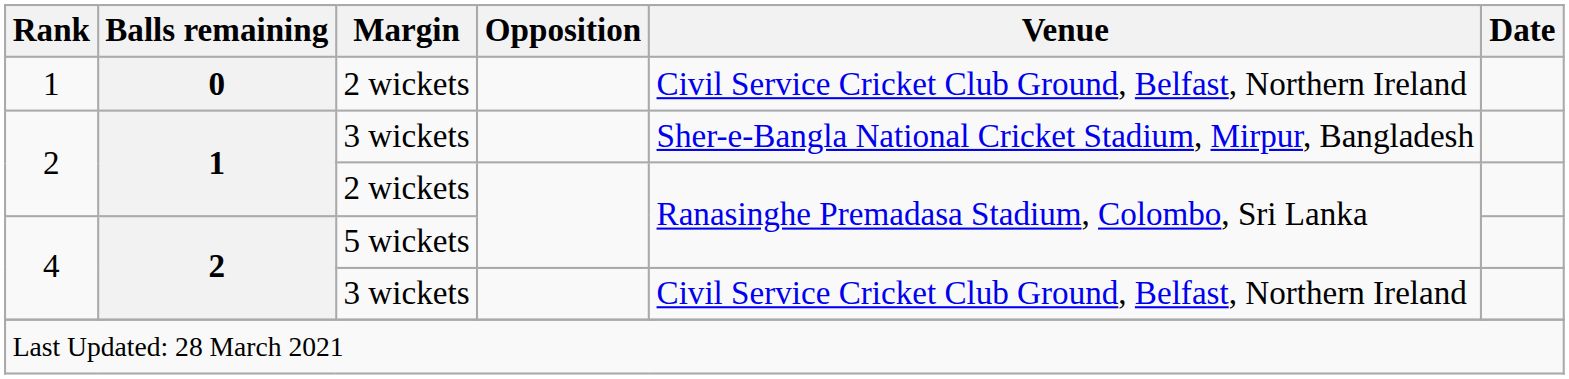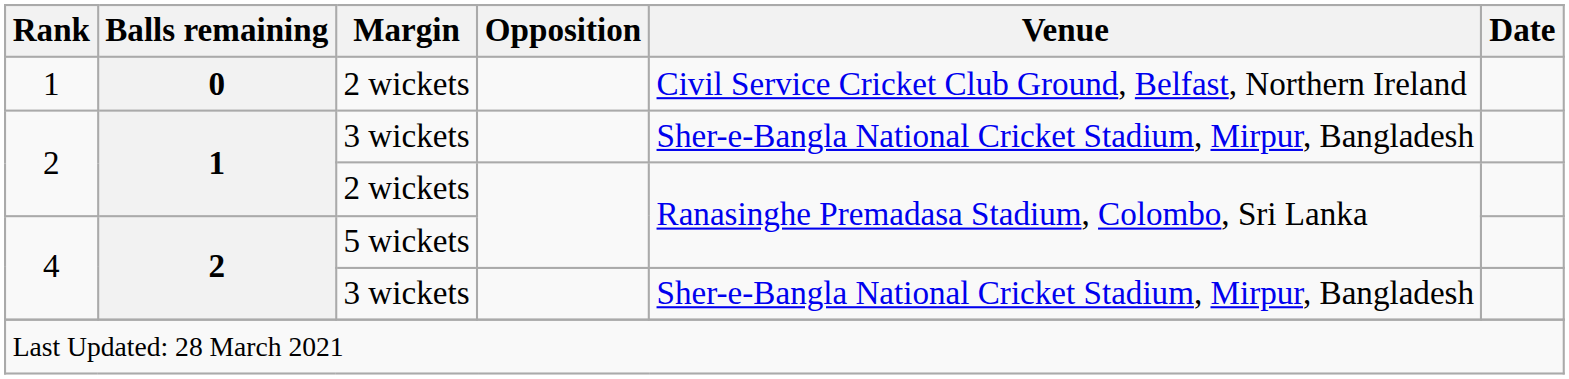(1062, 293) Civil Service Cricket Club Ground, Belfast, Northern Ireland -> (1065, 293) Sher-e-Bangla National Cricket Stadium, Mirpur, Bangladesh
